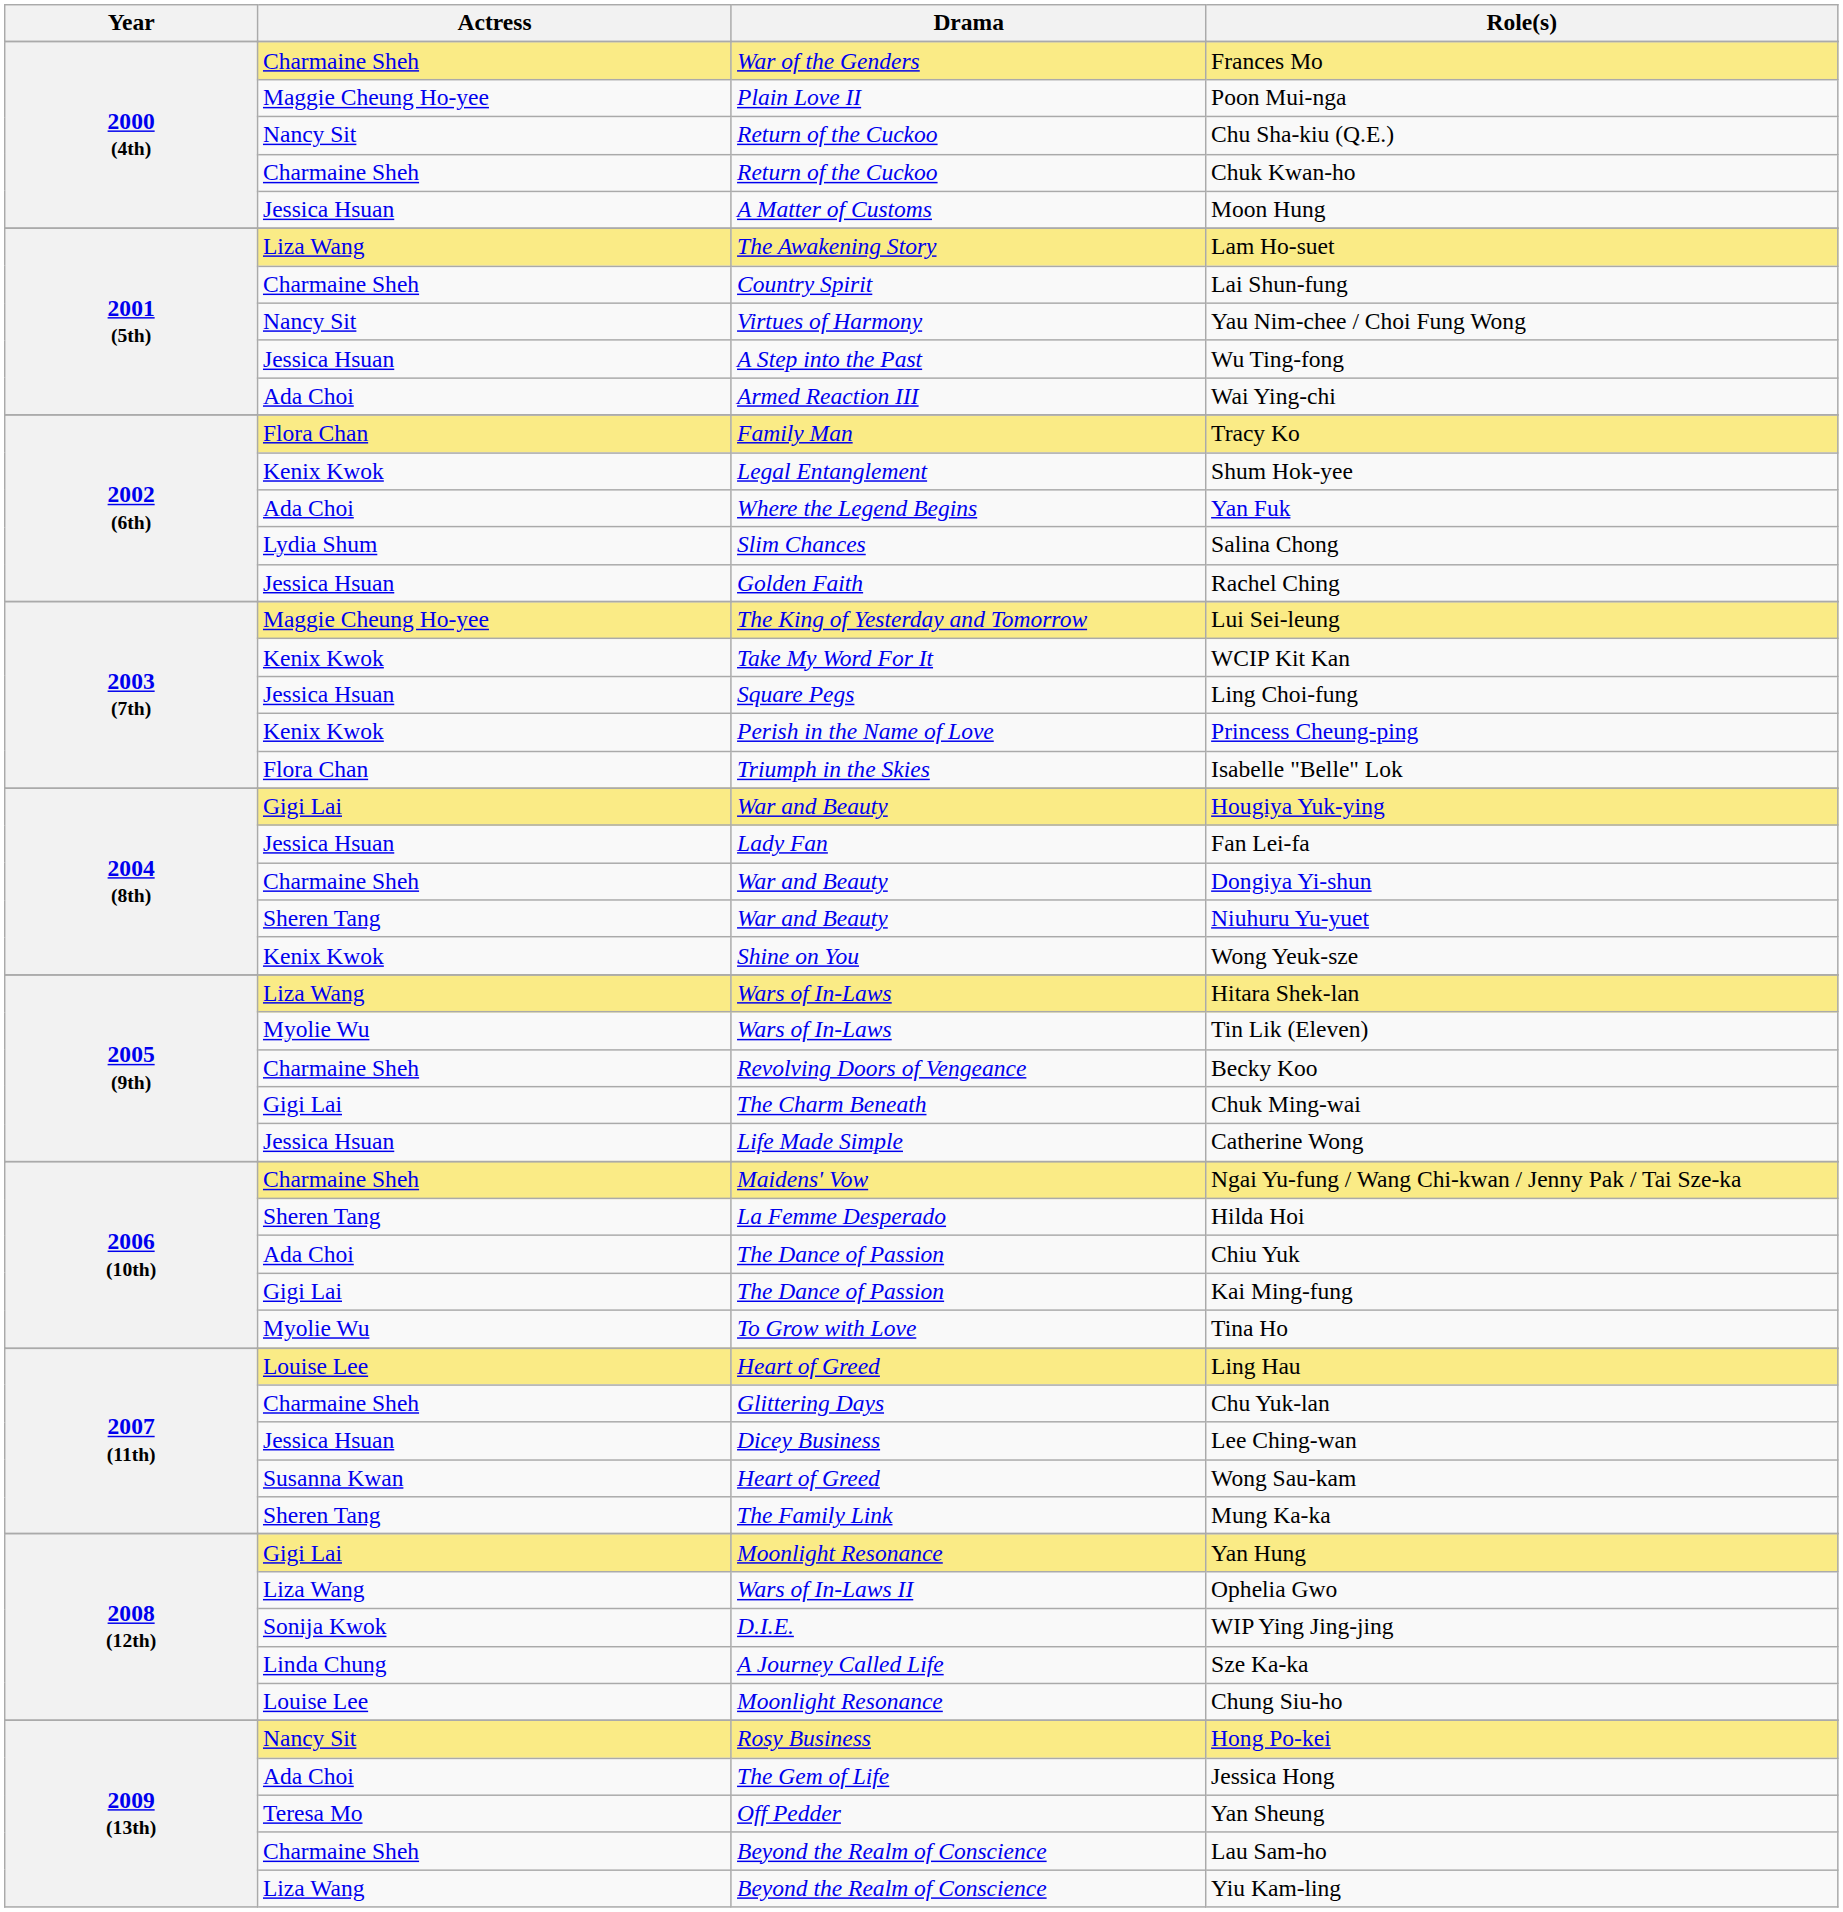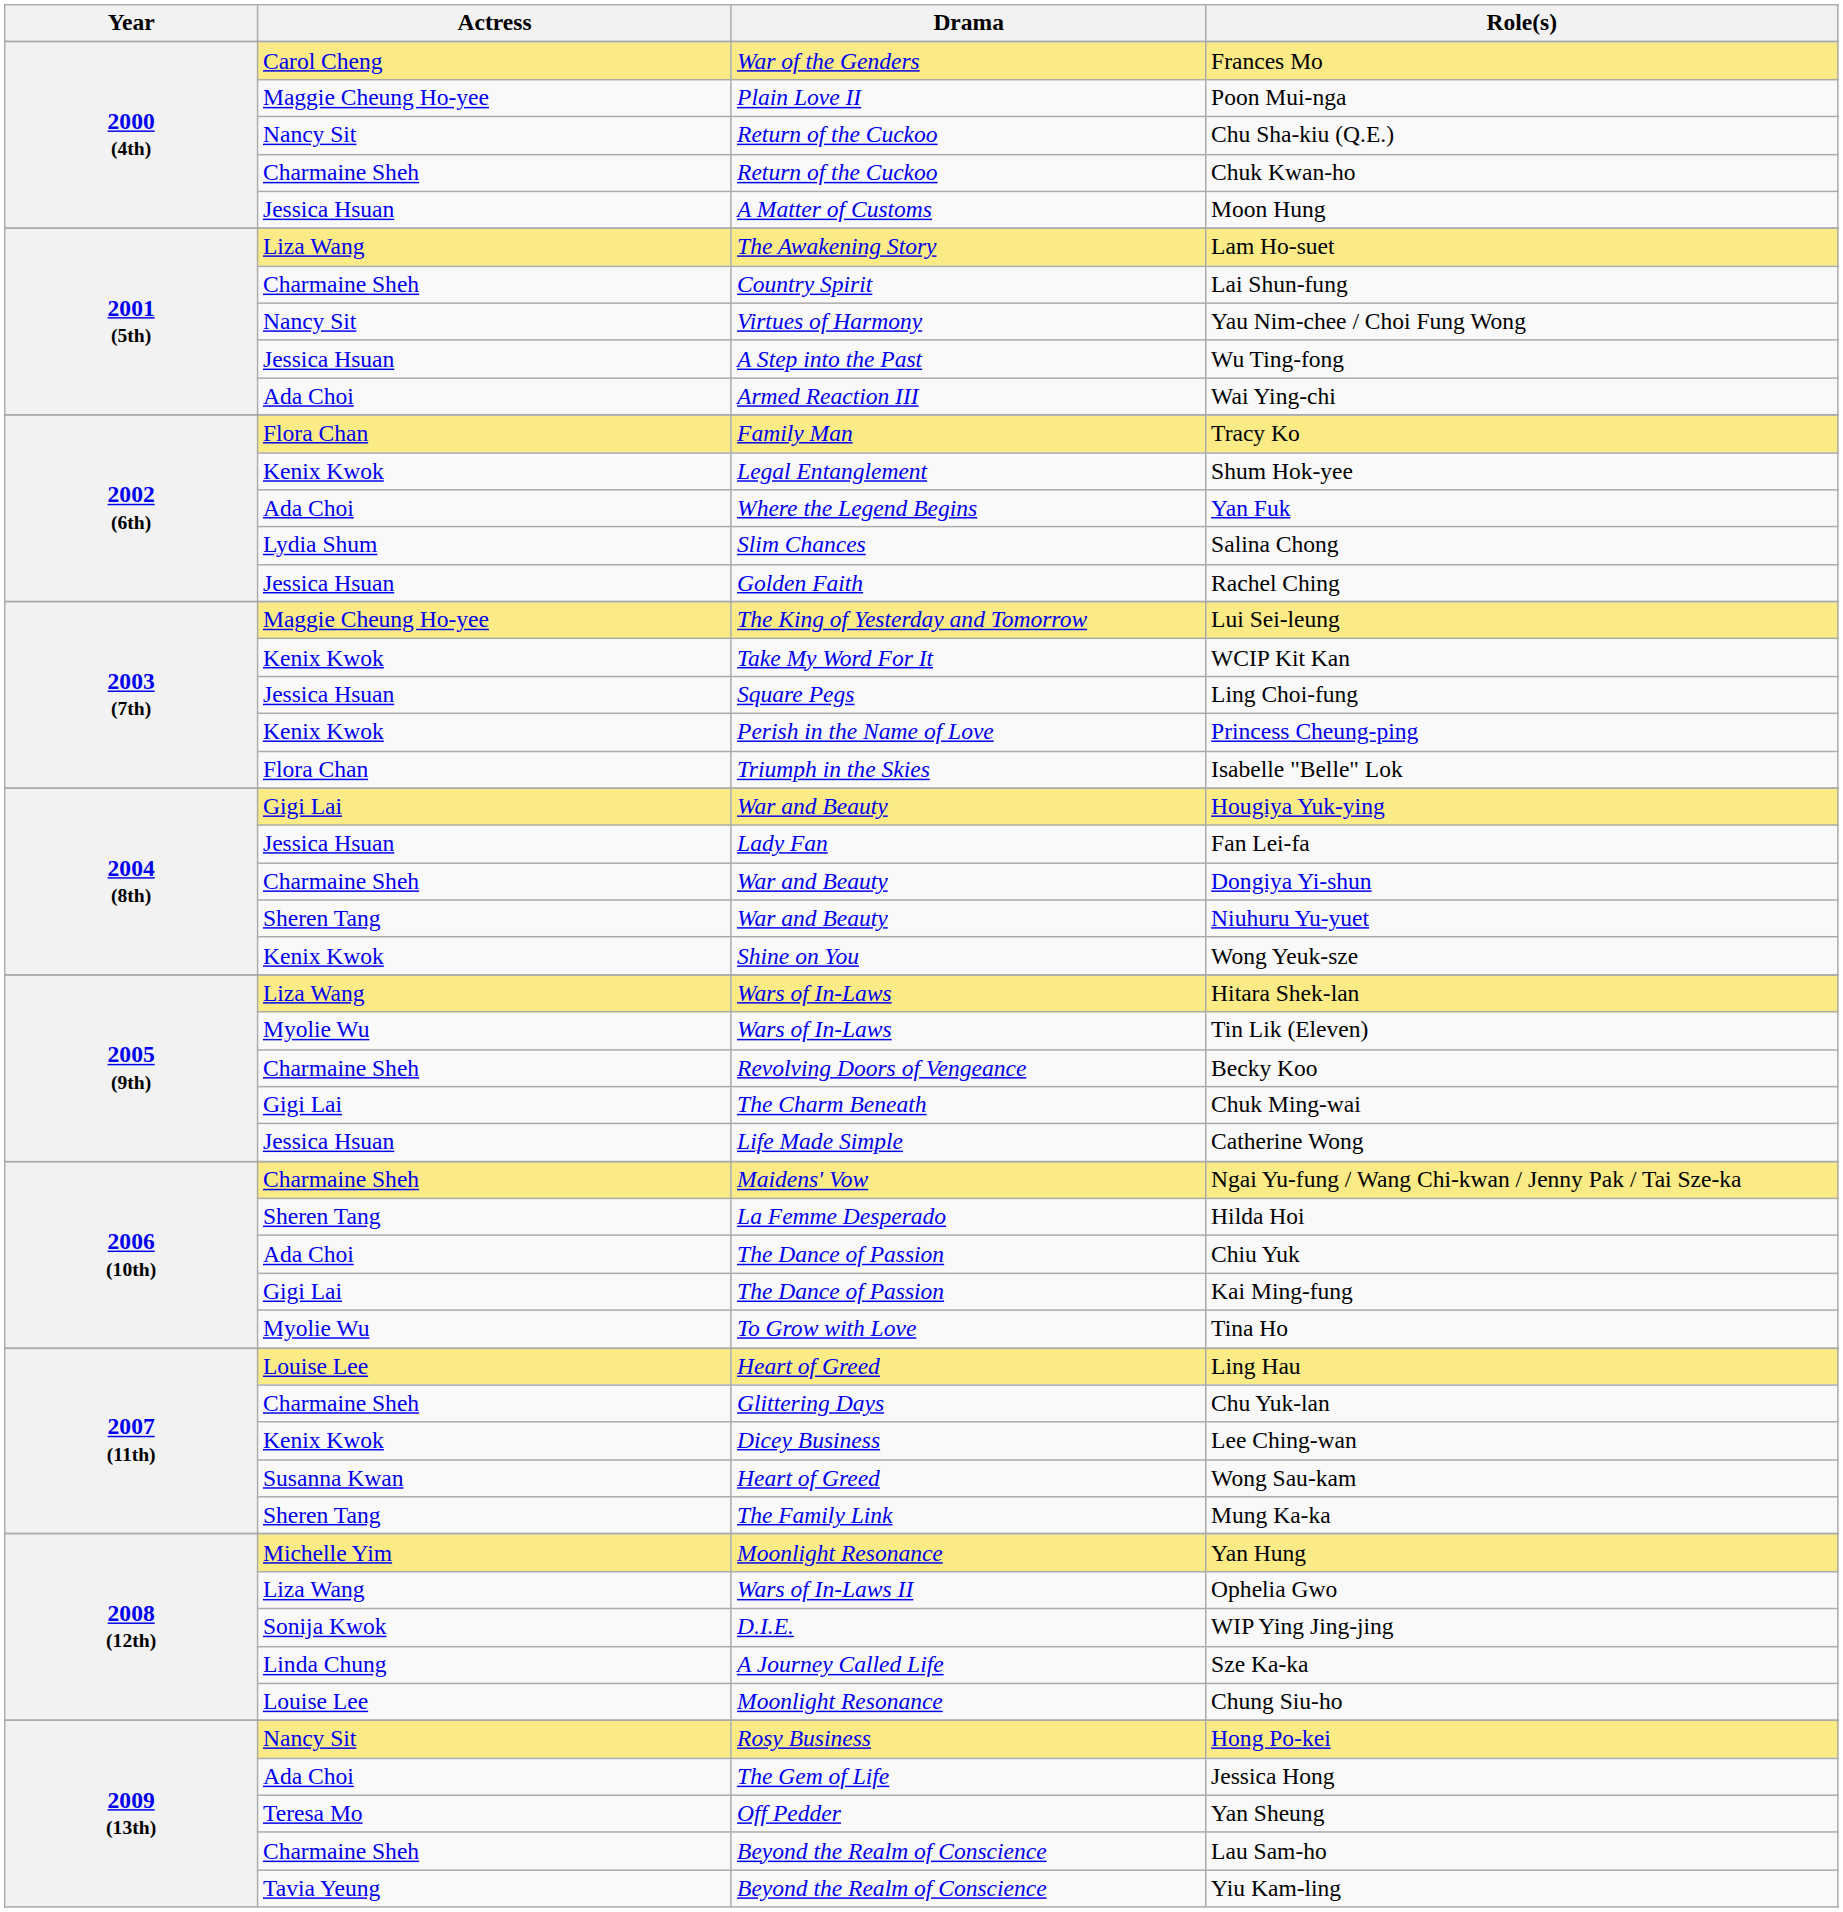(341, 60) Charmaine Sheh -> (323, 60) Carol Cheng
(329, 1440) Jessica Hsuan -> (323, 1440) Kenix Kwok
(302, 1552) Gigi Lai -> (328, 1552) Michelle Yim
(314, 1888) Liza Wang -> (322, 1888) Tavia Yeung
